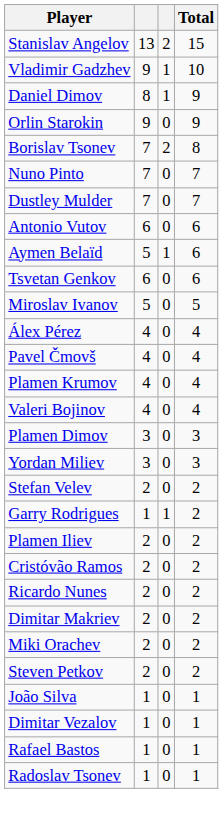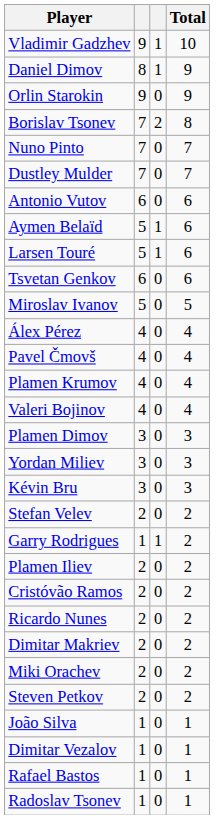- row: (69, 43)
+ row: (52, 252)
+ row: (43, 488)
